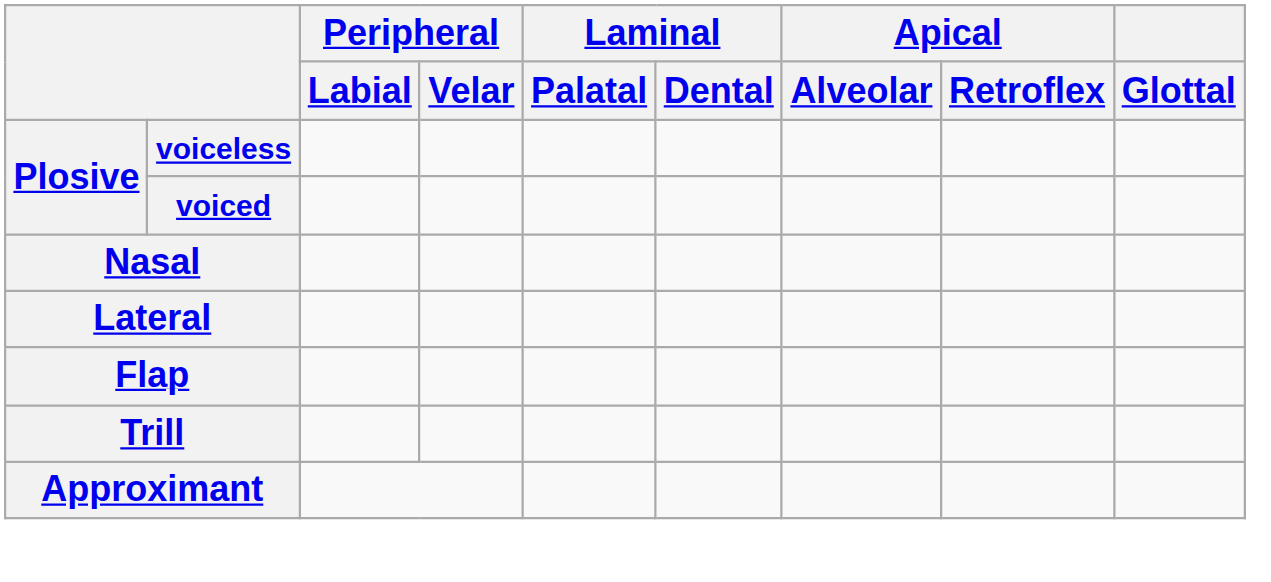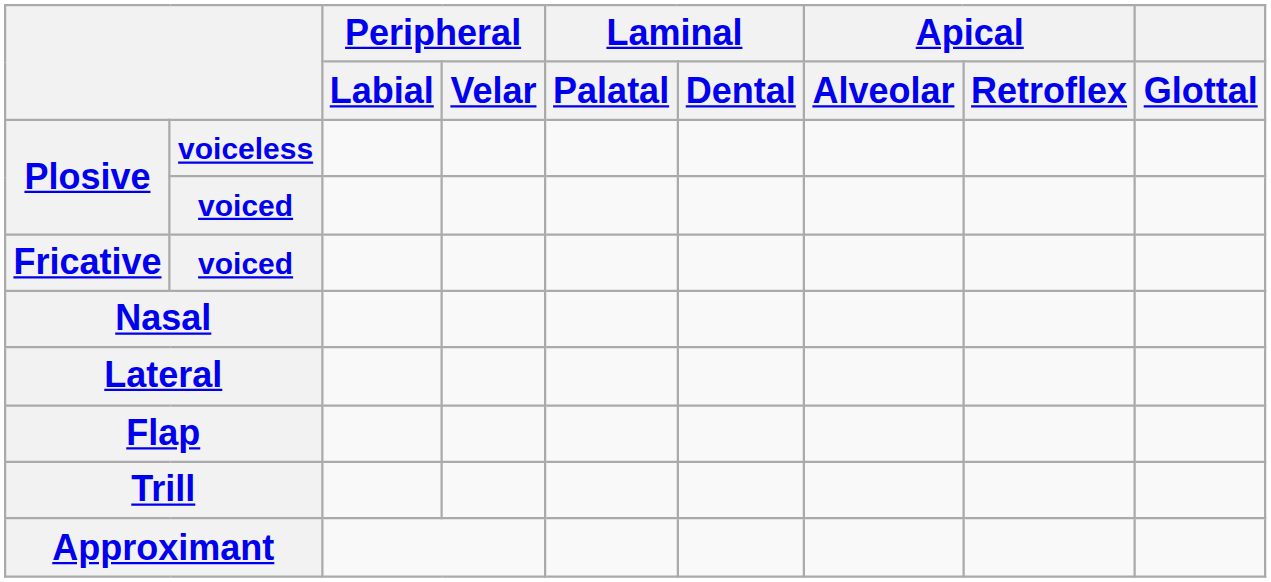+ row: (87, 261)
